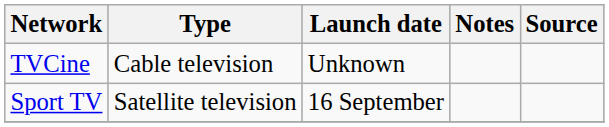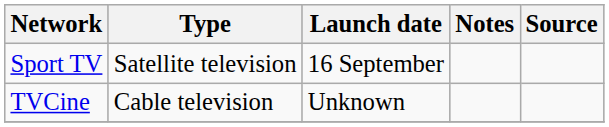rows swapped: (50, 63) <-> (56, 102)
